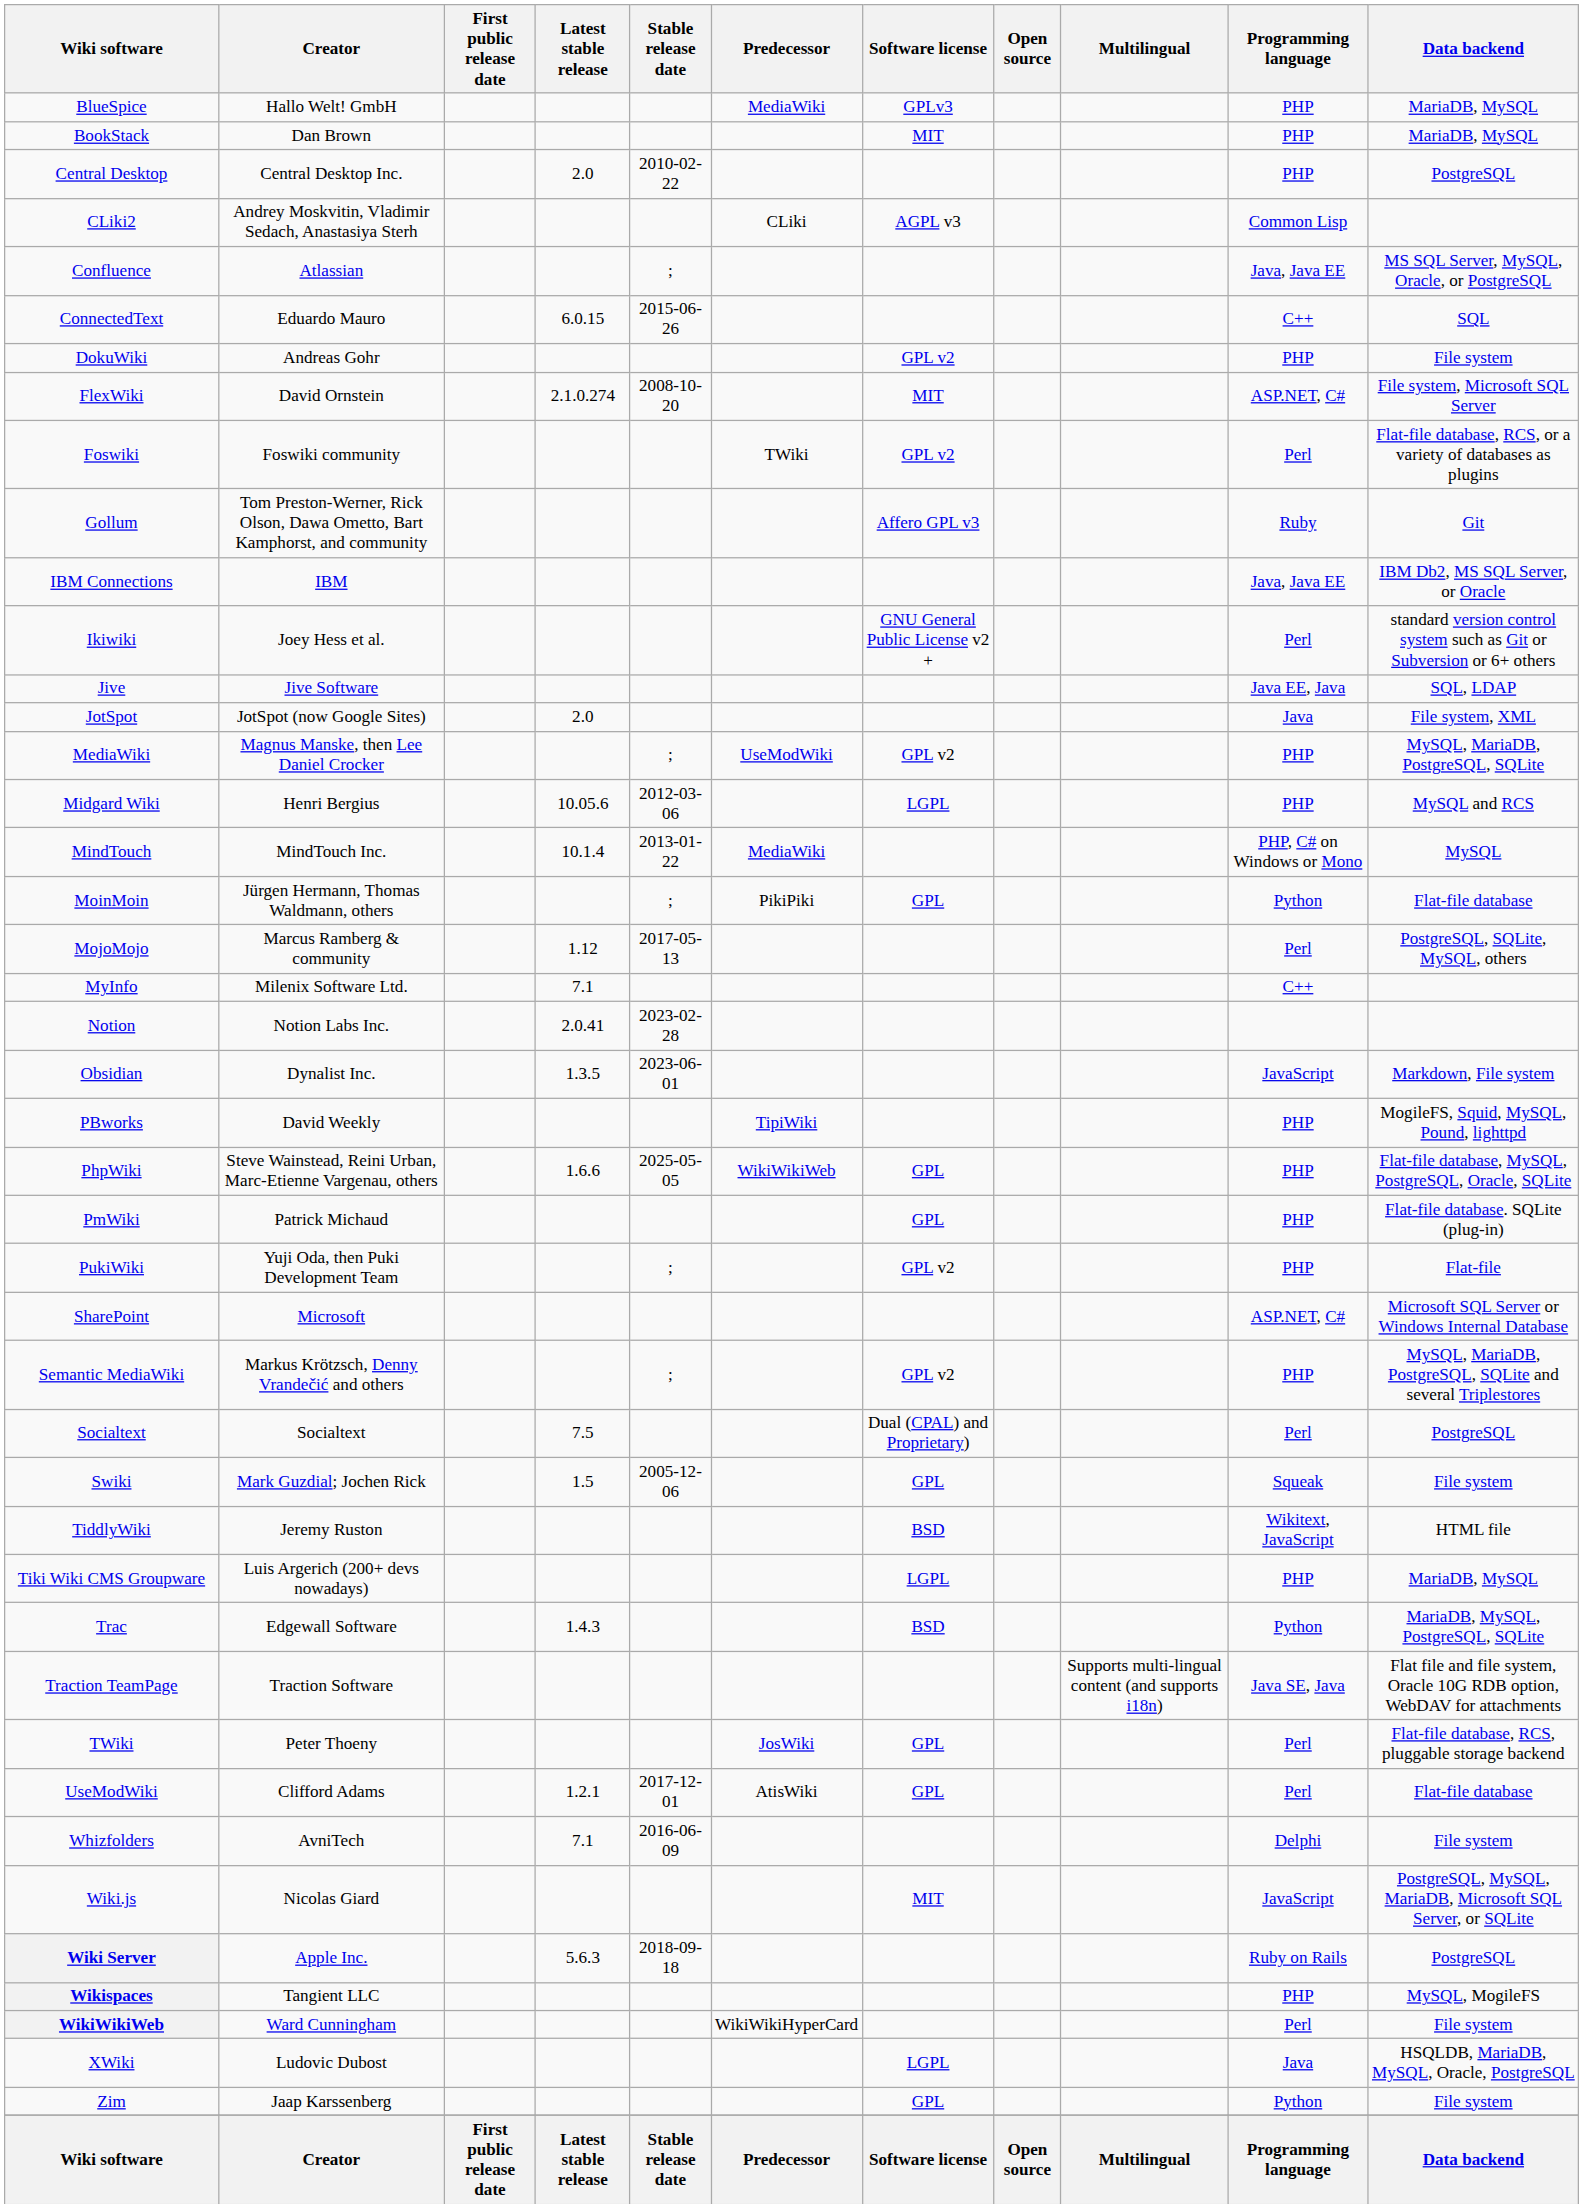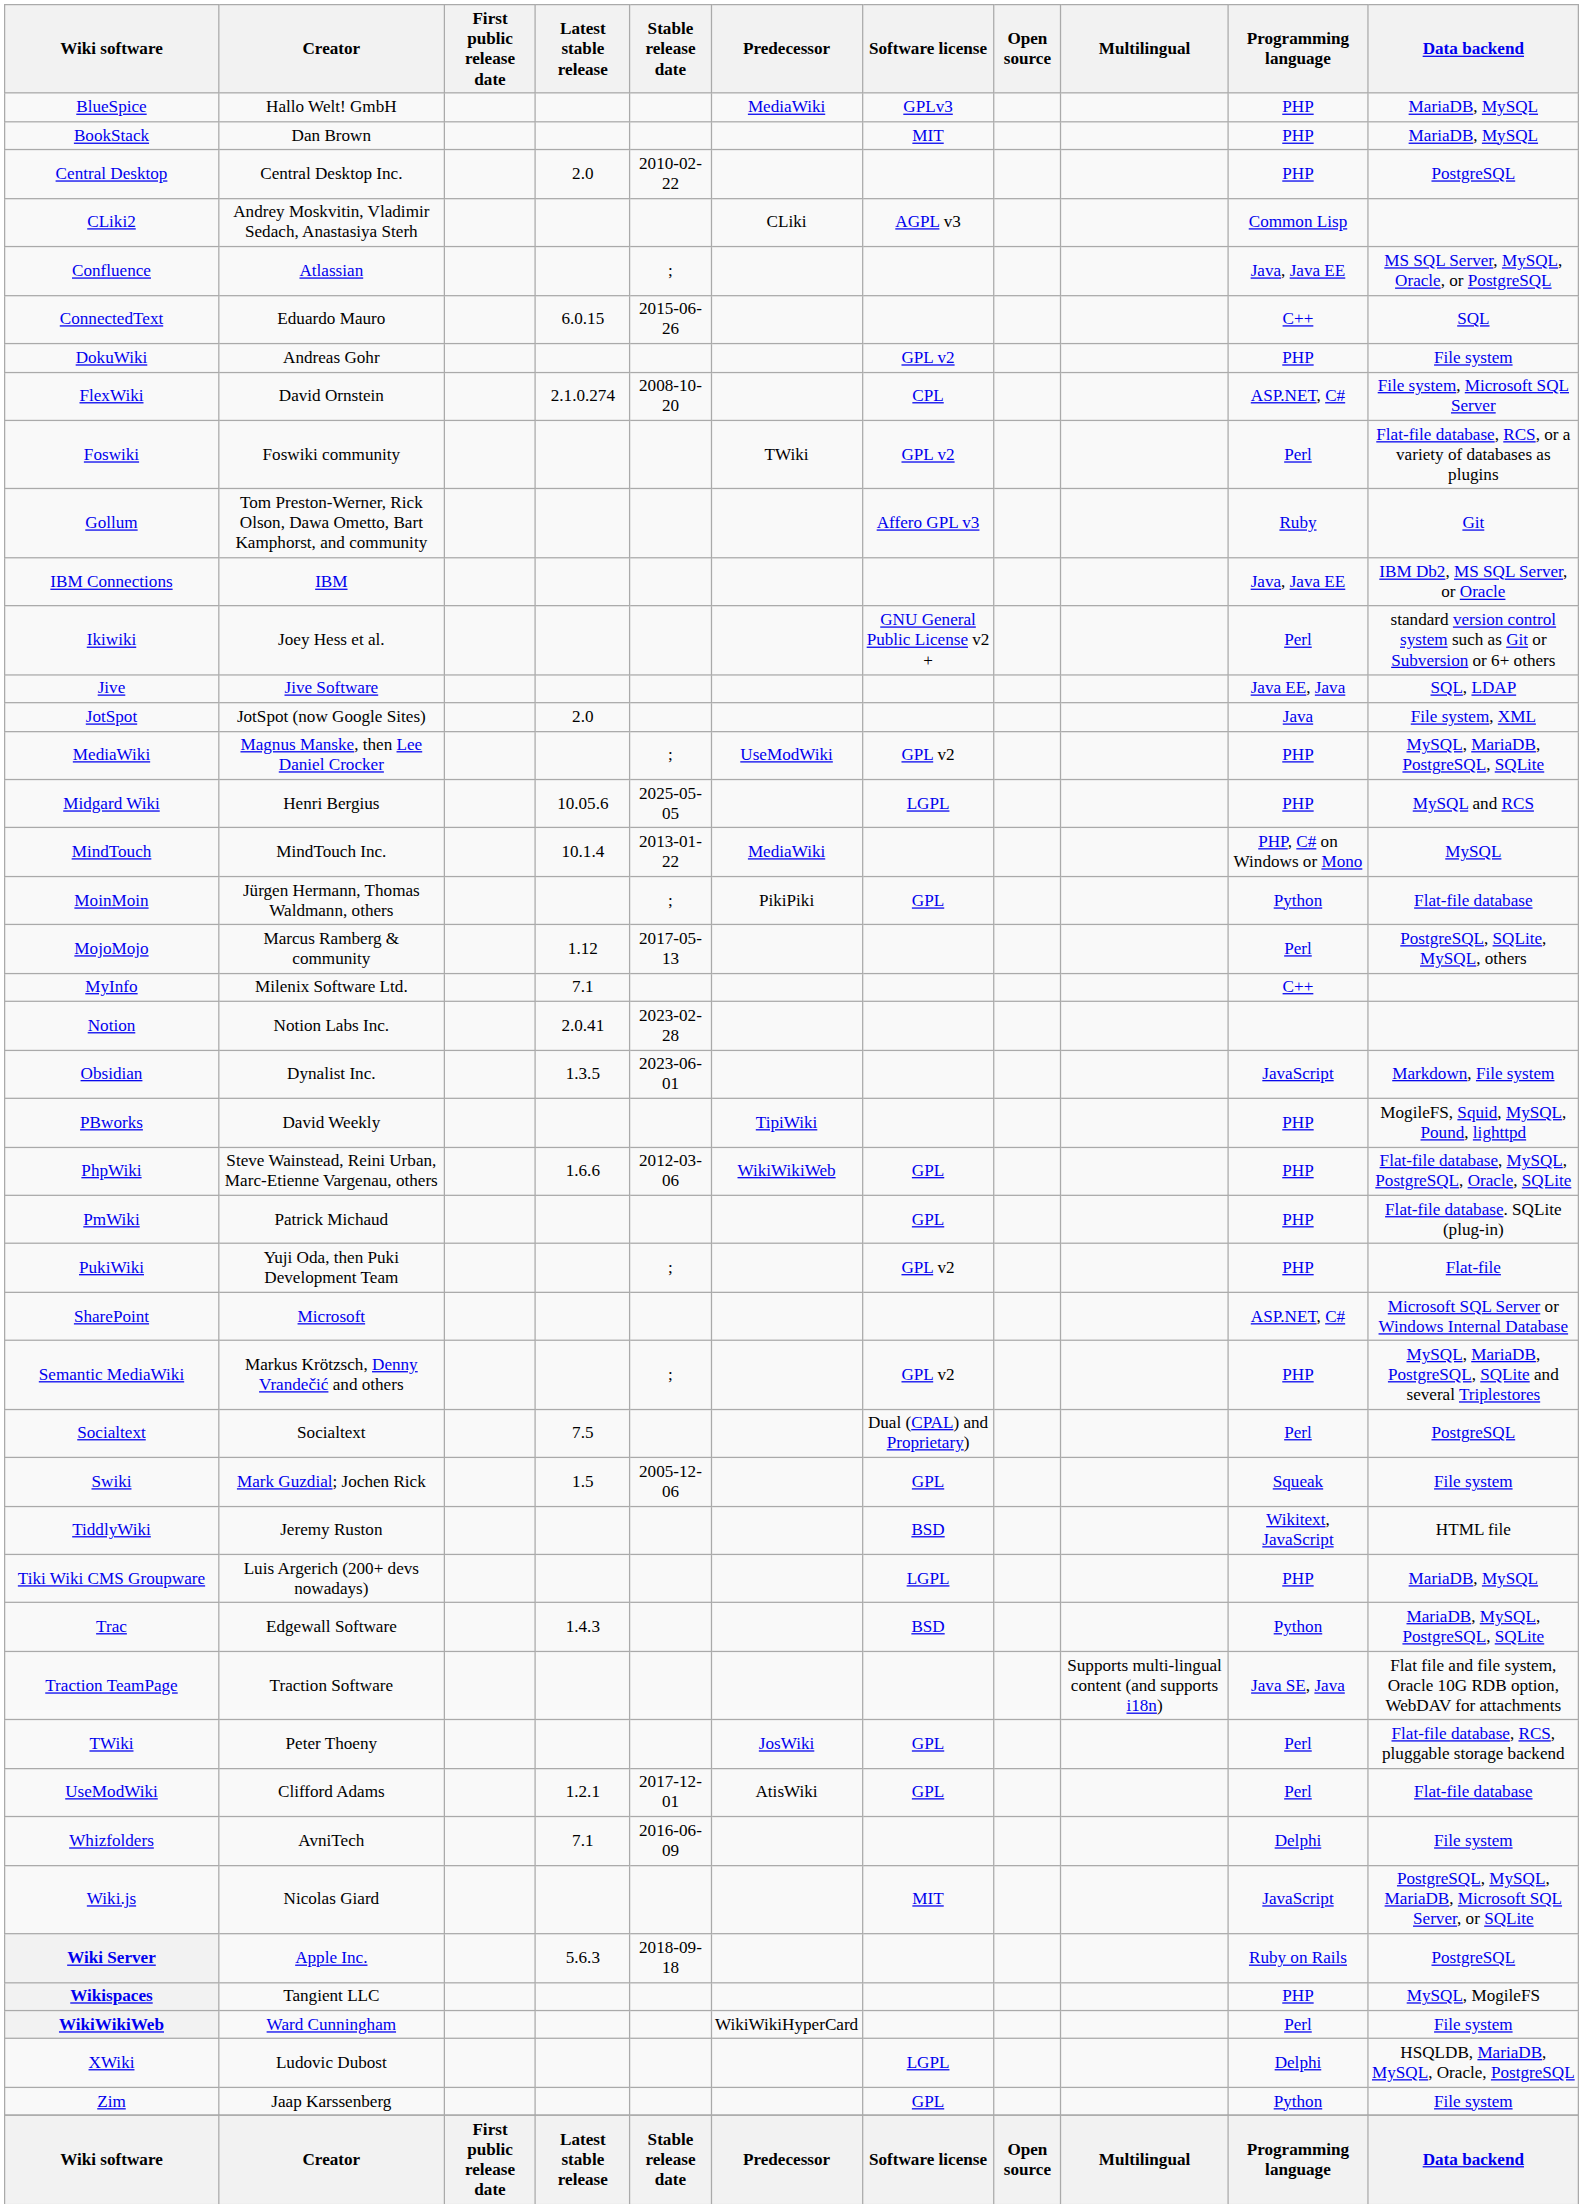(928, 395) MIT -> (928, 395) CPL
(670, 803) 2012-03-06 -> (670, 803) 2025-05-05
(670, 1170) 2025-05-05 -> (670, 1170) 2012-03-06
(1298, 2062) Java -> (1298, 2062) Delphi
